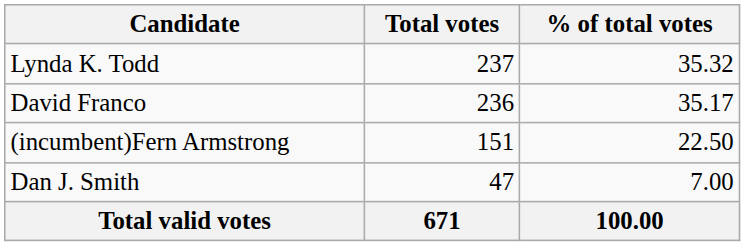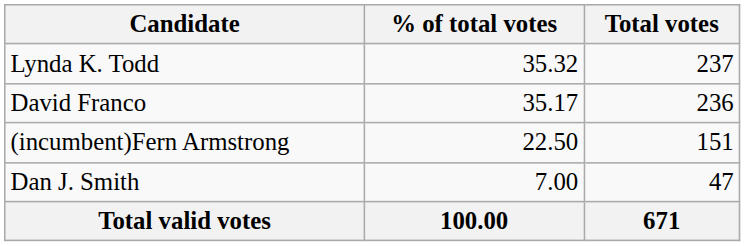columns swapped: (442, 24) <-> (630, 24)
